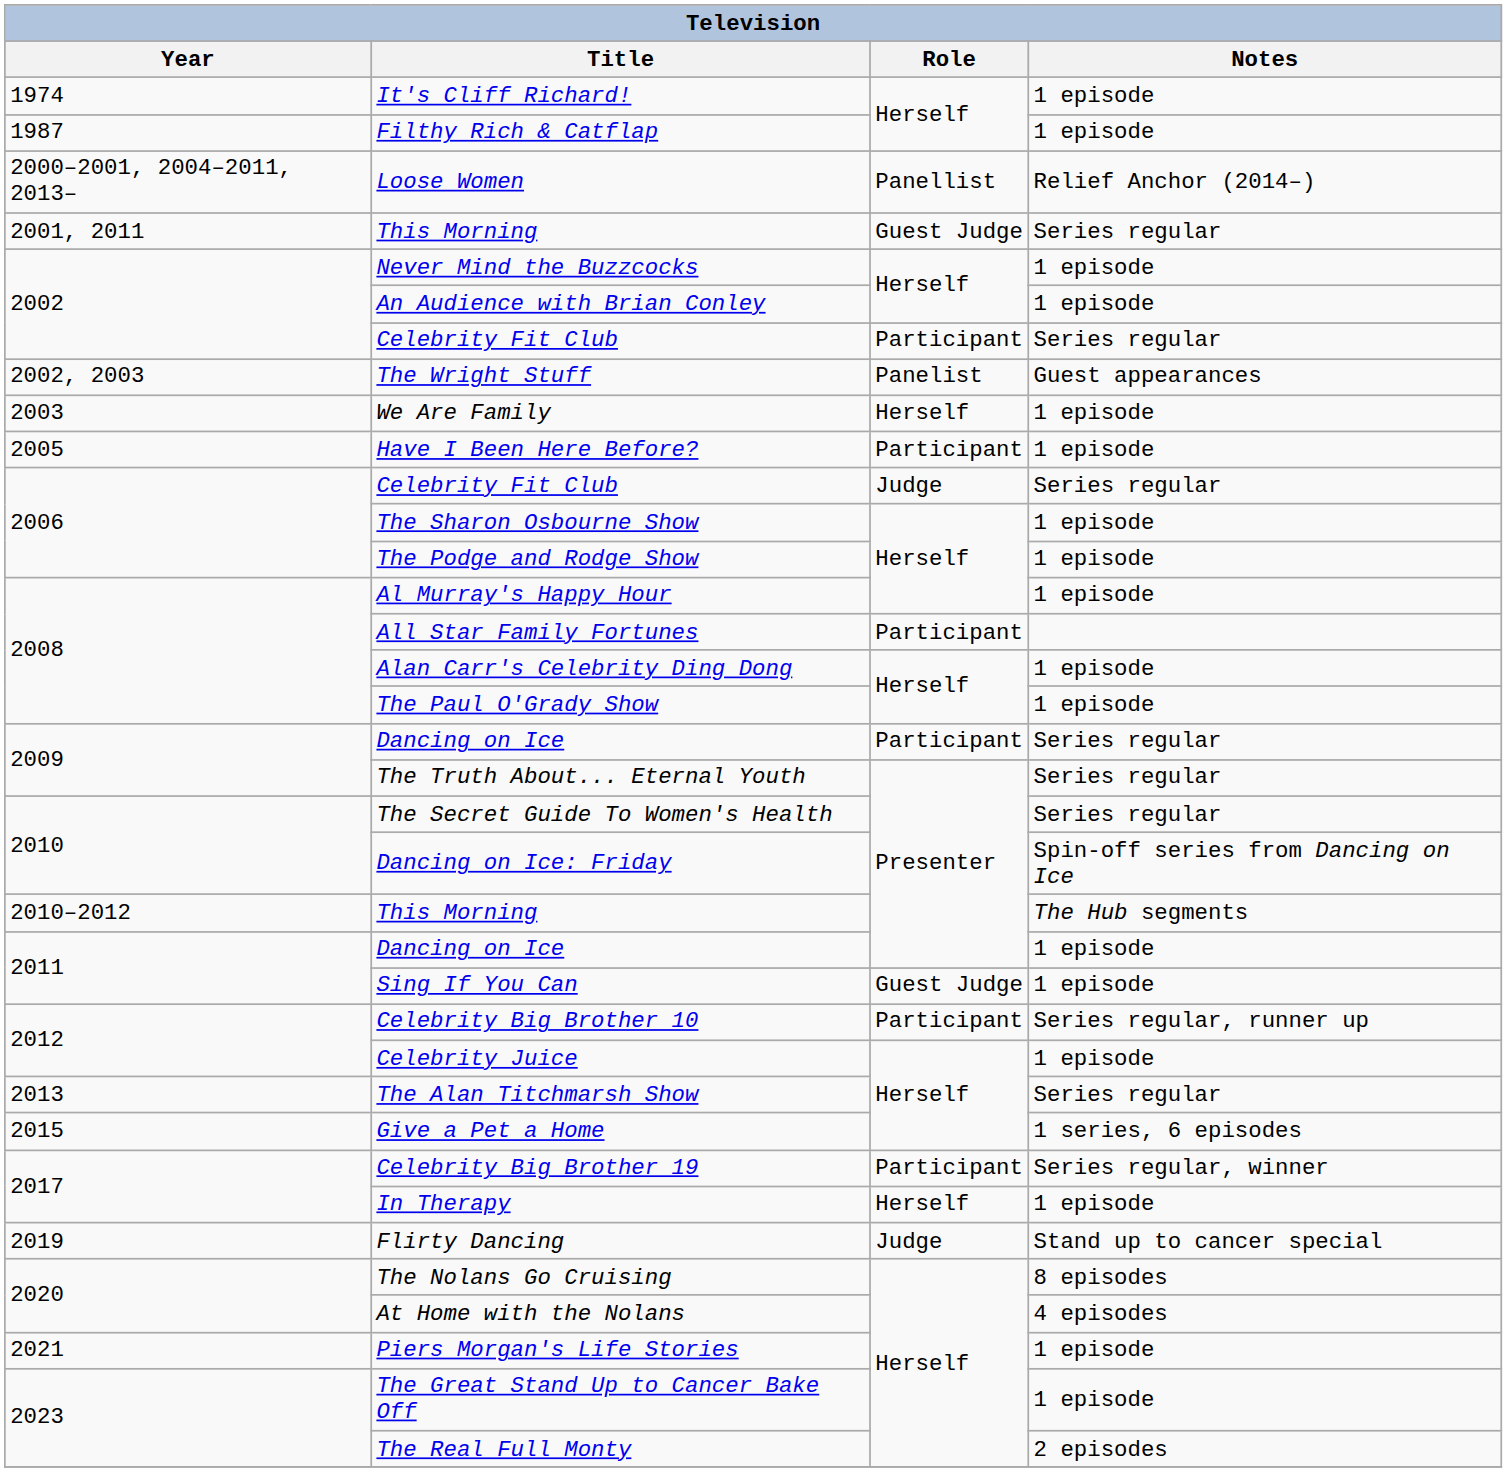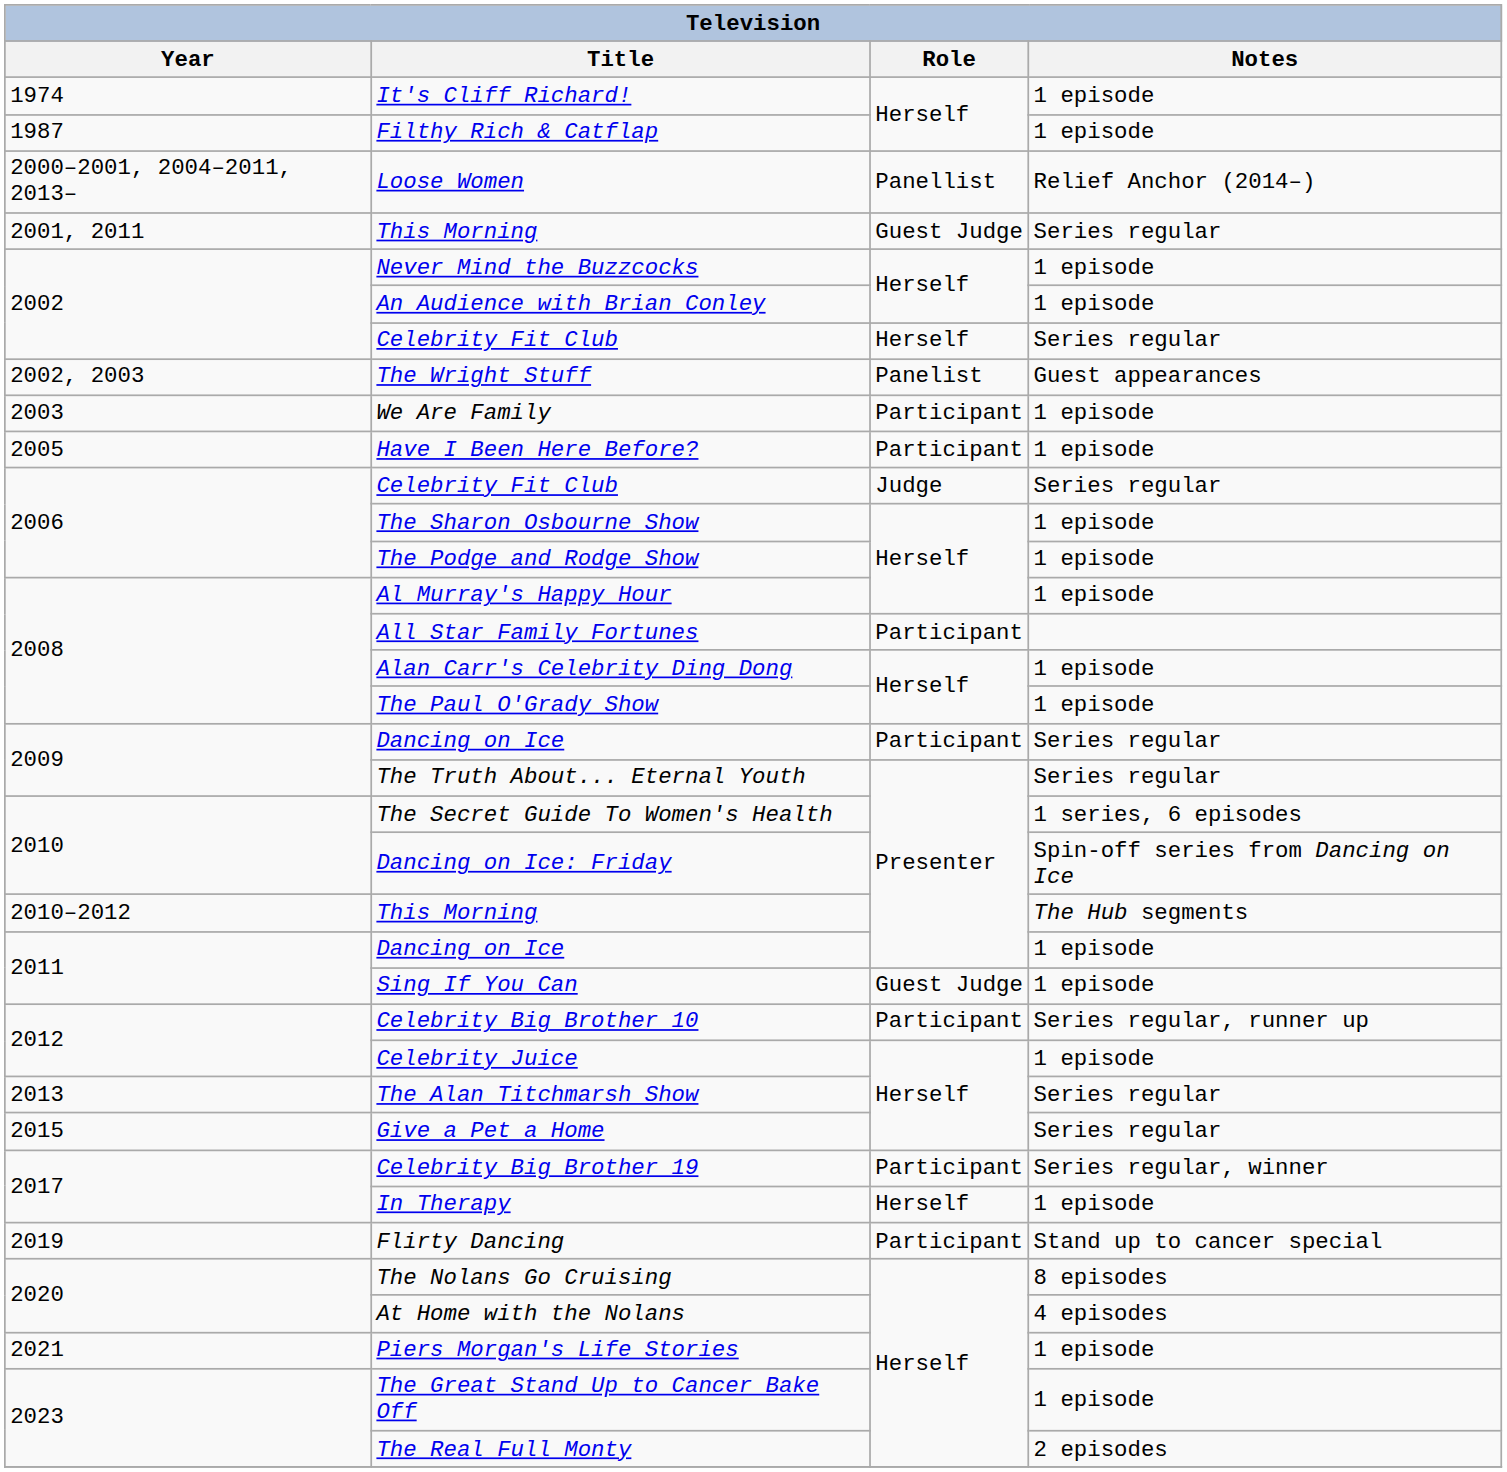(949, 340) Participant -> (922, 340) Herself
(922, 413) Herself -> (949, 413) Participant
(1128, 814) Series regular -> (1168, 814) 1 series, 6 episodes
(1168, 1132) 1 series, 6 episodes -> (1128, 1132) Series regular
(909, 1241) Judge -> (949, 1241) Participant
